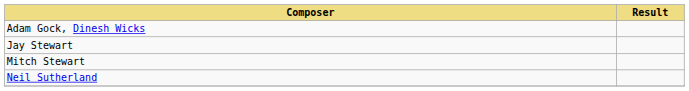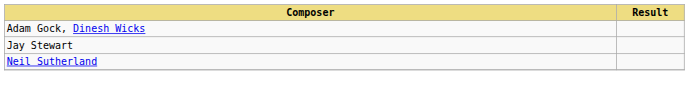- row: (46, 61)
